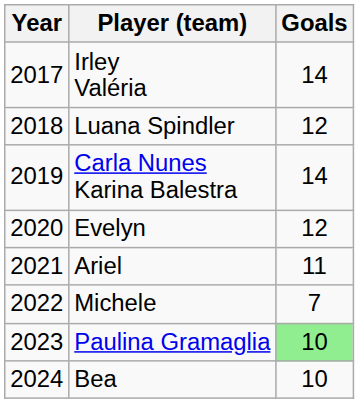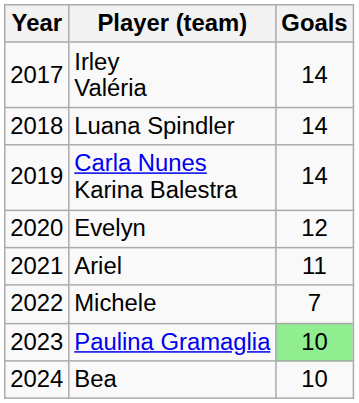(314, 125) 12 -> (314, 125) 14
